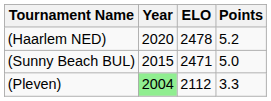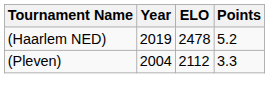(158, 38) 2020 -> (156, 38) 2019
- row: (71, 61)
(158, 84) lightgreen background -> (156, 61) no background
